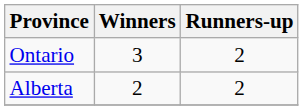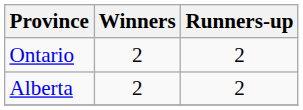(137, 54) 3 -> (137, 54) 2
